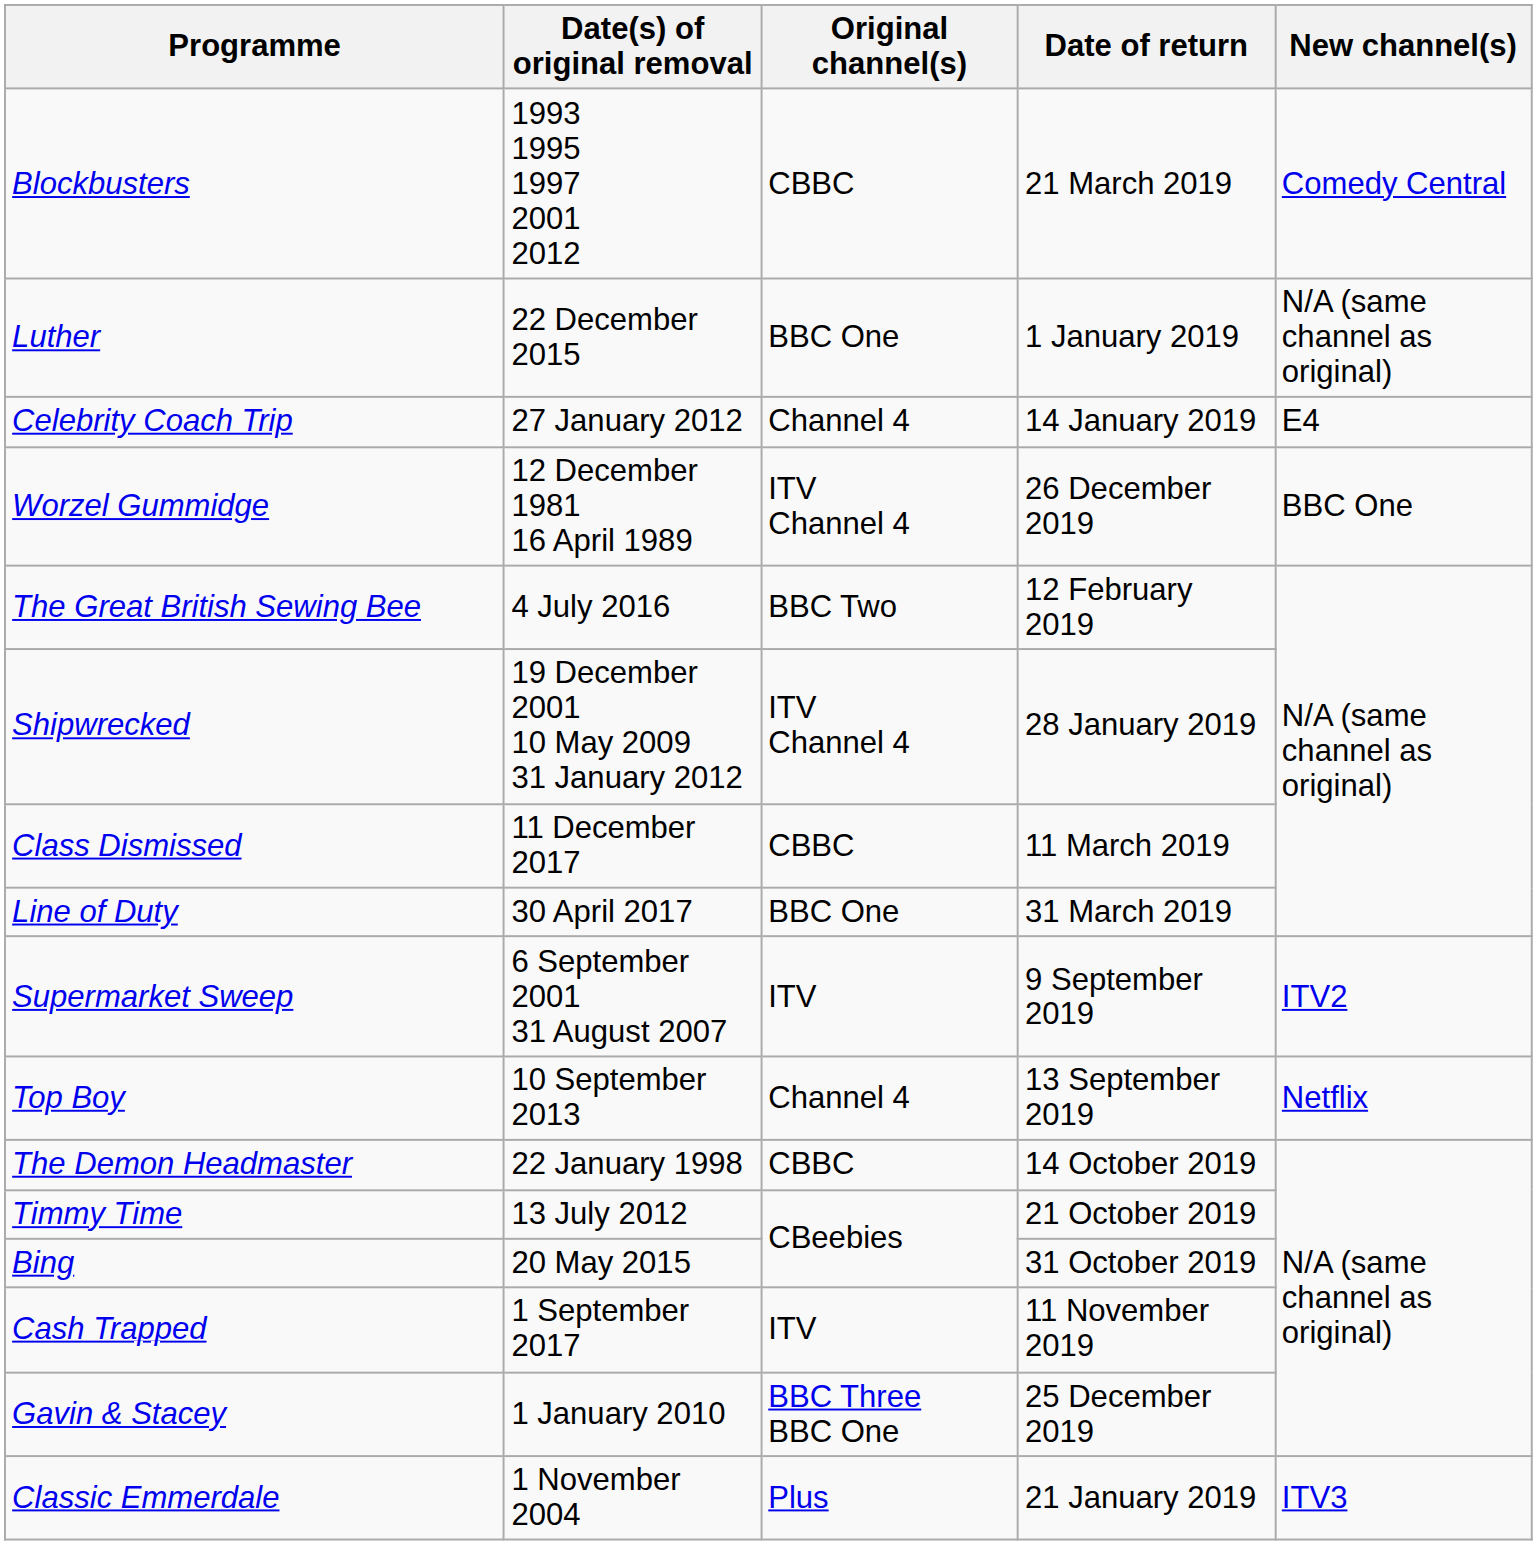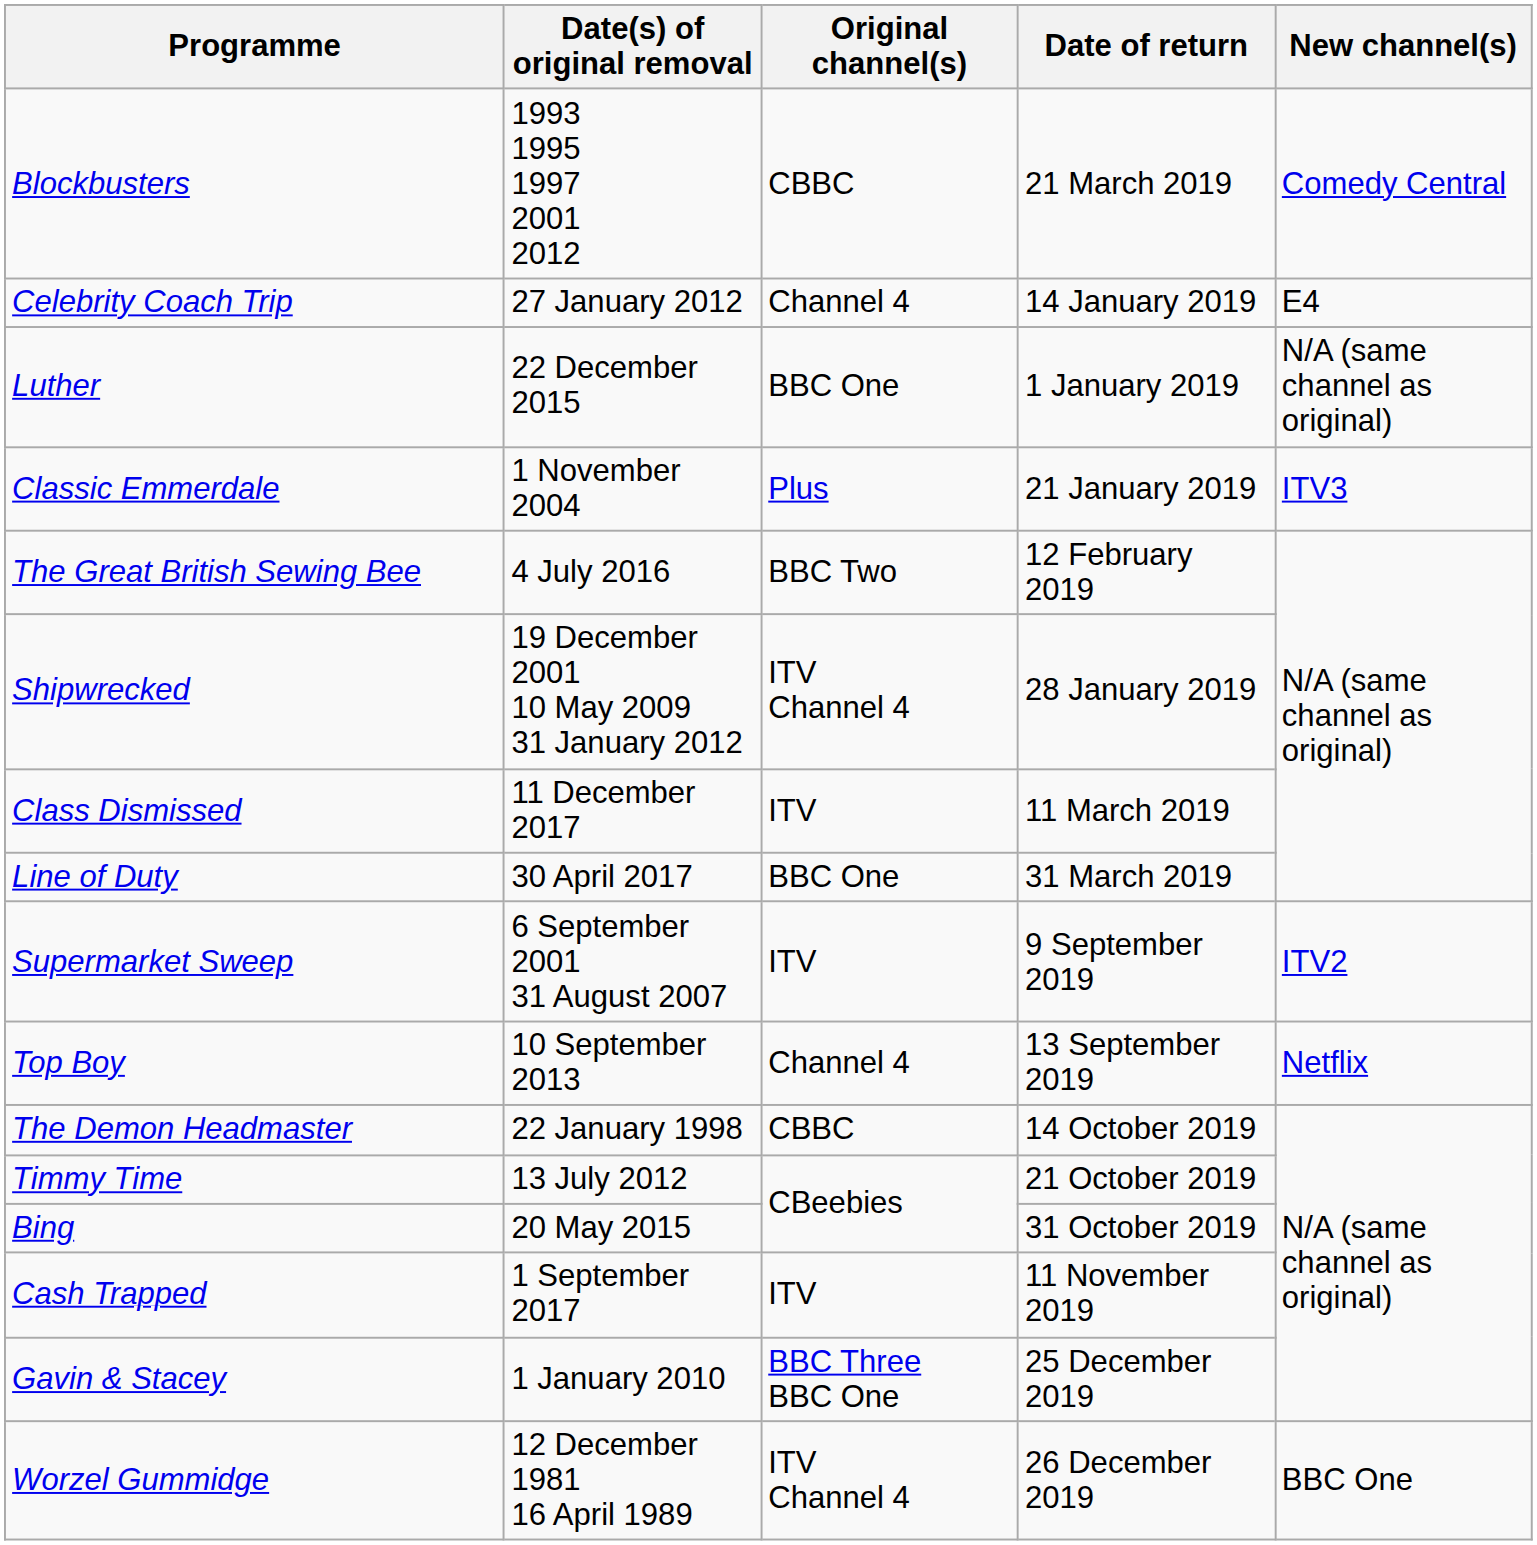rows swapped: (56, 337) <-> (152, 421)
rows swapped: (146, 1497) <-> (141, 505)
(811, 845) CBBC -> (792, 810) ITV
